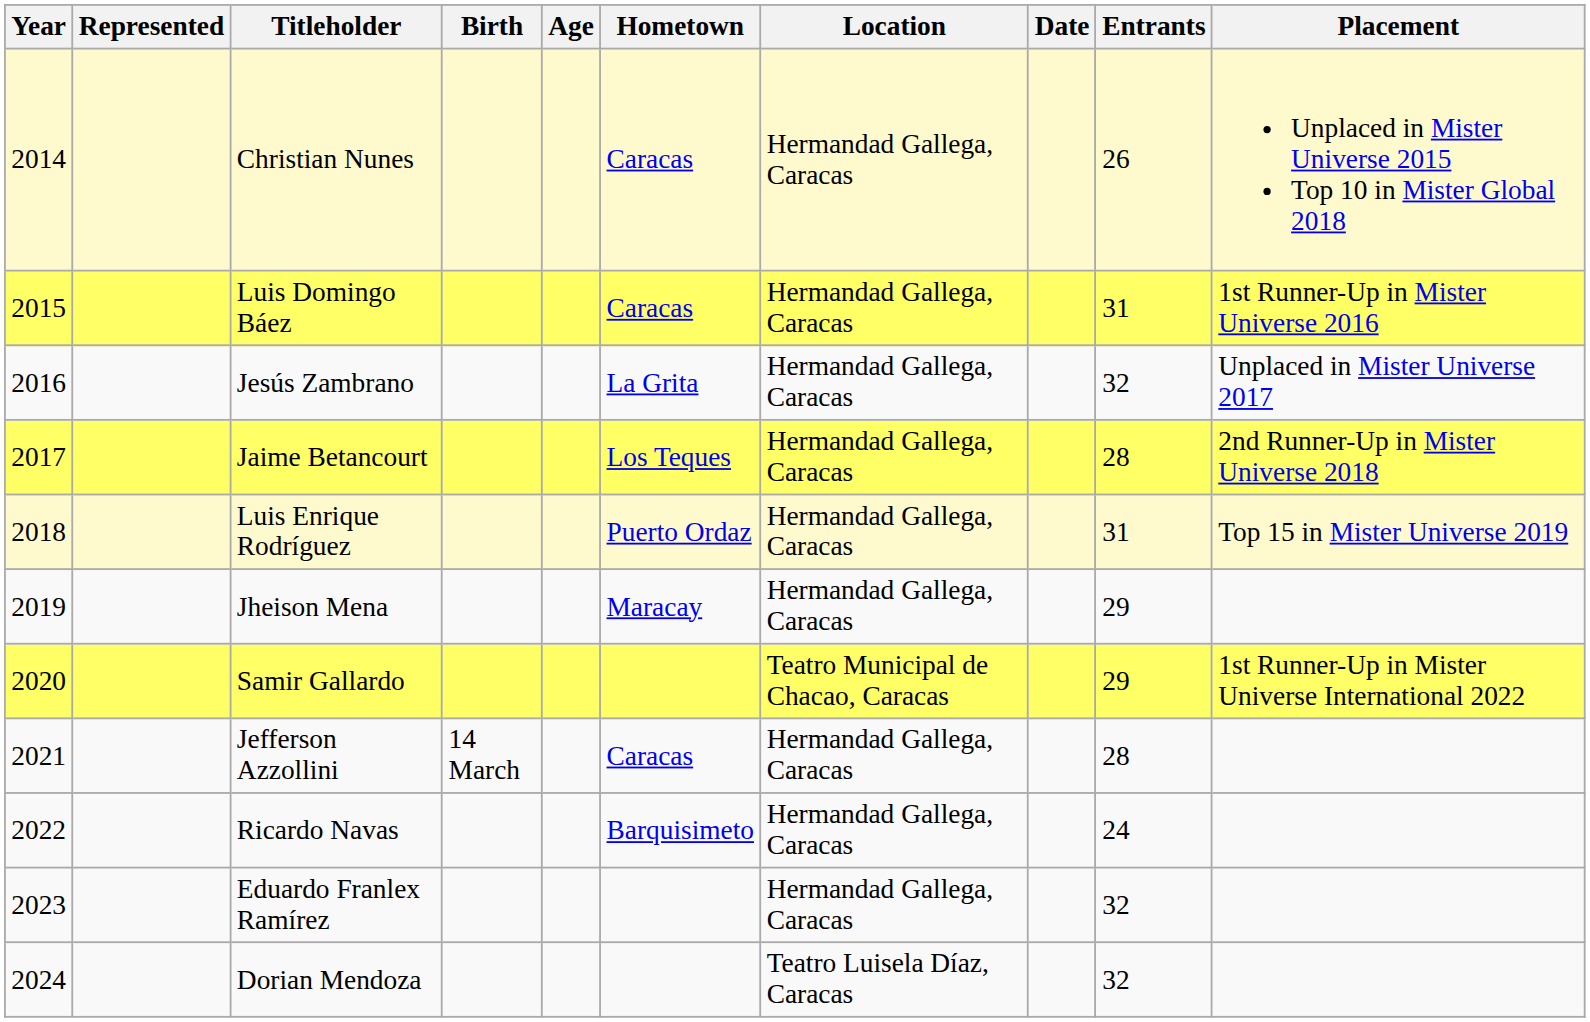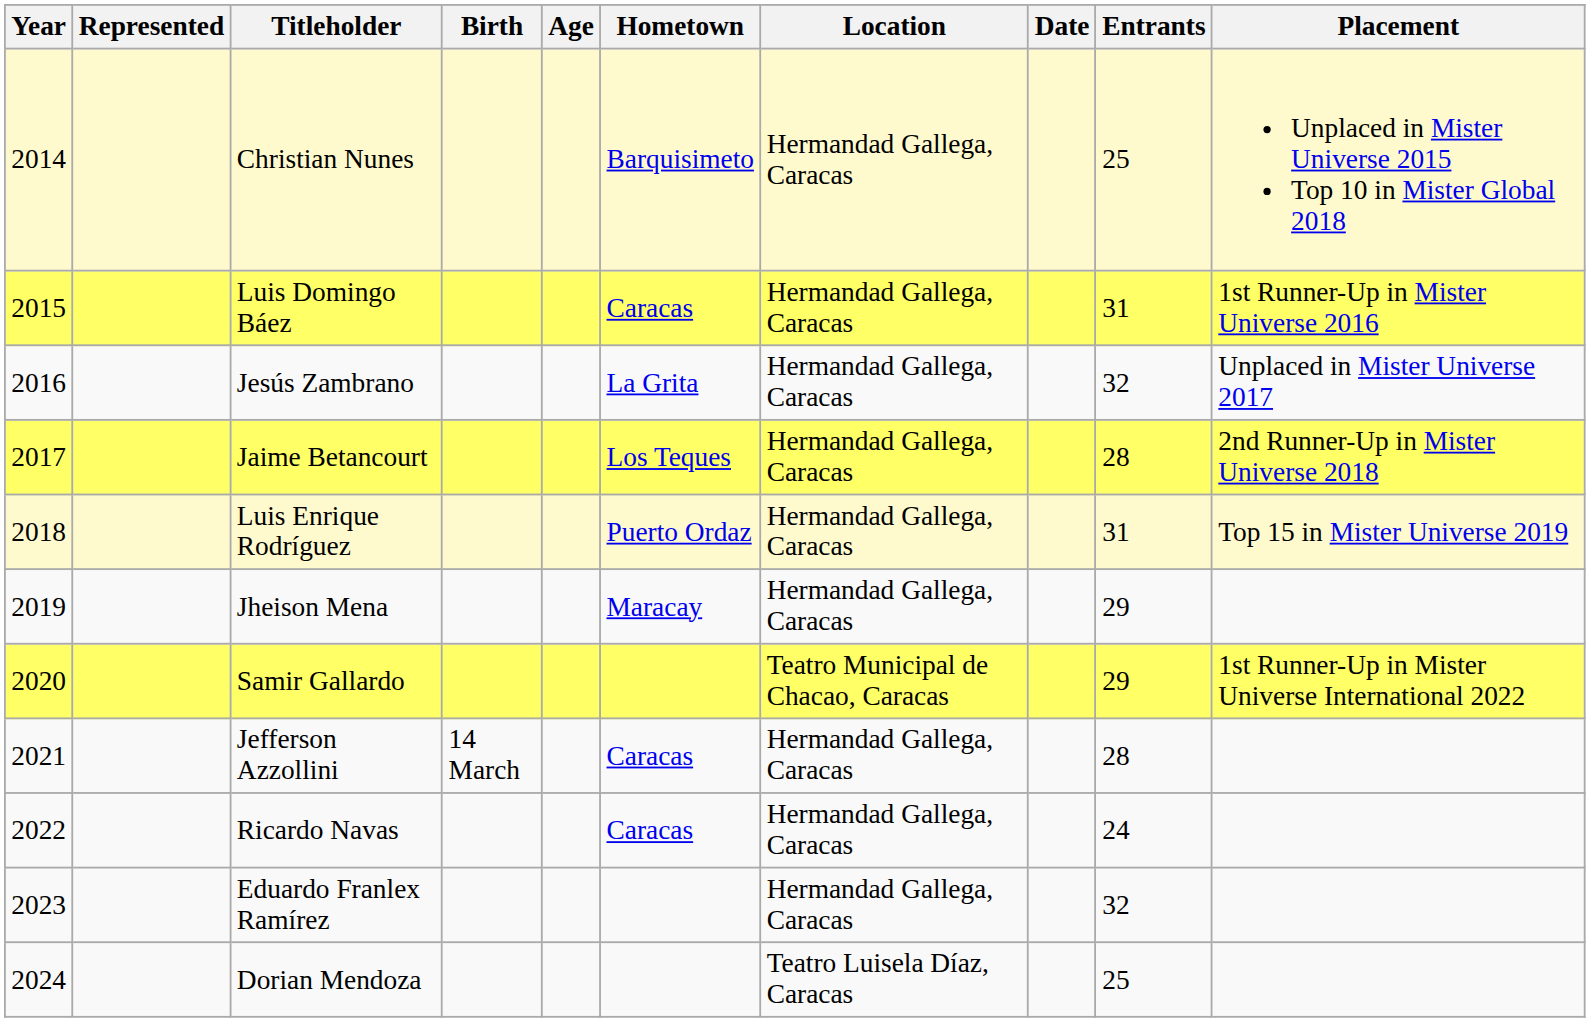(650, 159) Caracas -> (680, 159) Barquisimeto
(1116, 159) 26 -> (1116, 159) 25
(680, 829) Barquisimeto -> (650, 829) Caracas
(1116, 979) 32 -> (1116, 979) 25
